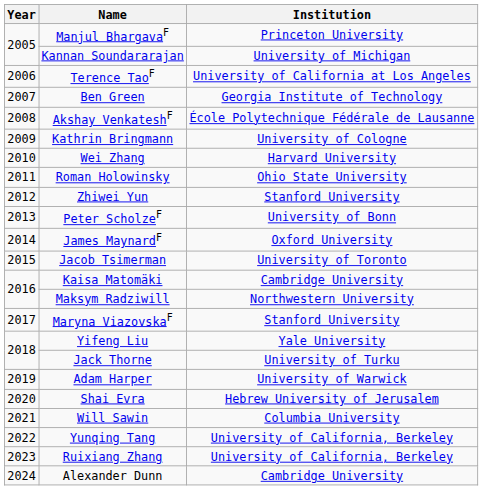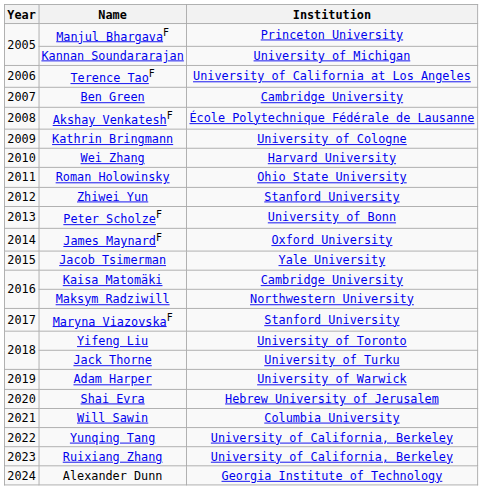(332, 97) Georgia Institute of Technology -> (332, 97) Cambridge University
(332, 261) University of Toronto -> (332, 261) Yale University
(332, 341) Yale University -> (332, 341) University of Toronto
(332, 476) Cambridge University -> (332, 476) Georgia Institute of Technology
